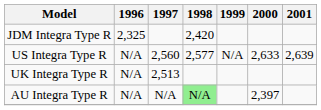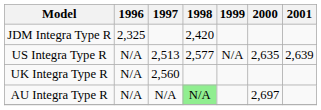(165, 54) 2,560 -> (165, 54) 2,513
(265, 54) 2,633 -> (265, 54) 2,635
(165, 74) 2,513 -> (165, 74) 2,560
(265, 94) 2,397 -> (265, 94) 2,697
